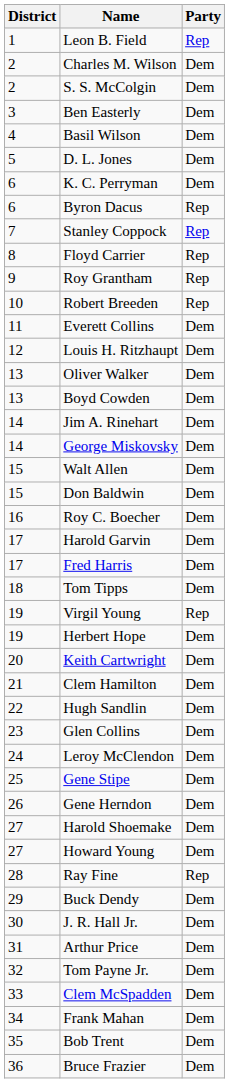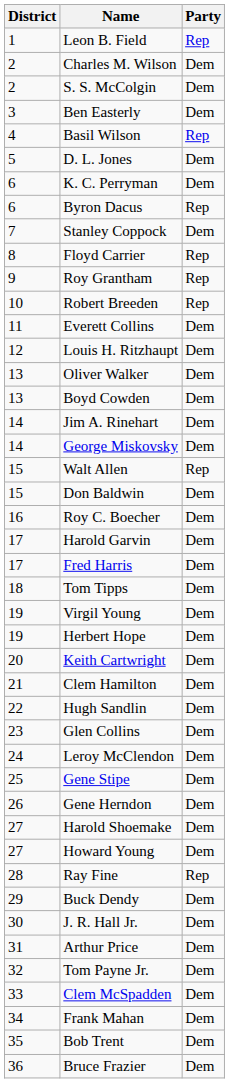(200, 135) Dem -> (197, 135) Rep
(197, 231) Rep -> (200, 231) Dem
(200, 469) Dem -> (197, 469) Rep
(197, 612) Rep -> (200, 612) Dem
